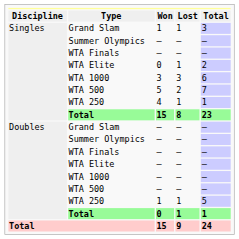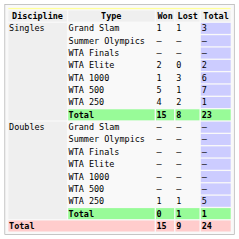(159, 65) 0 -> (159, 65) 2
(179, 65) 1 -> (179, 65) 0
(159, 78) 3 -> (159, 78) 1
(179, 90) 2 -> (179, 90) 1
(179, 102) 1 -> (179, 102) 2
